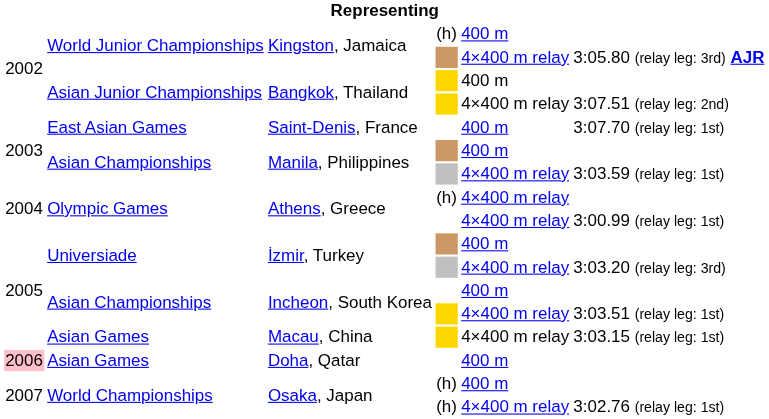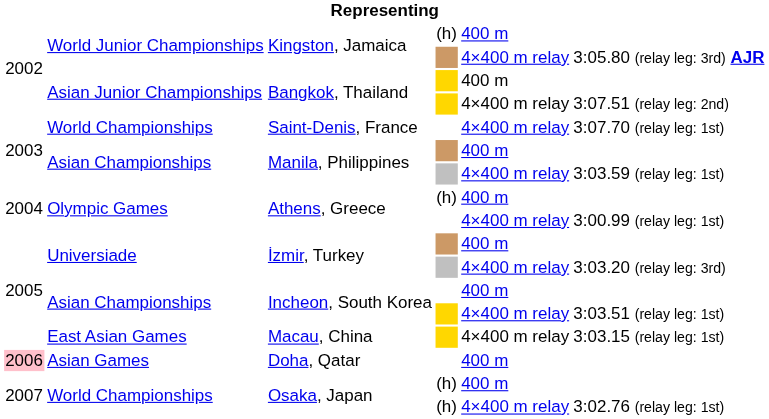(117, 127) East Asian Games -> (130, 127) World Championships
(485, 127) 400 m -> (515, 127) 4×400 m relay
(515, 197) 4×400 m relay -> (485, 197) 400 m
(98, 337) Asian Games -> (117, 337) East Asian Games
